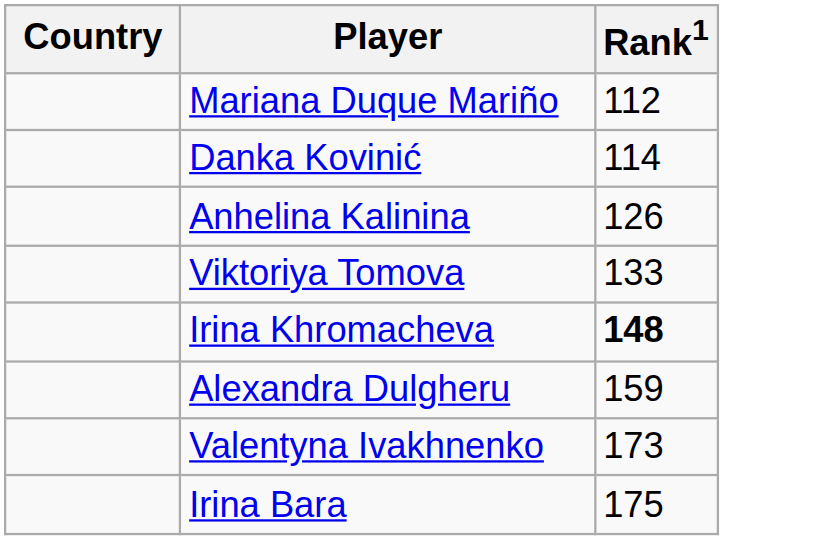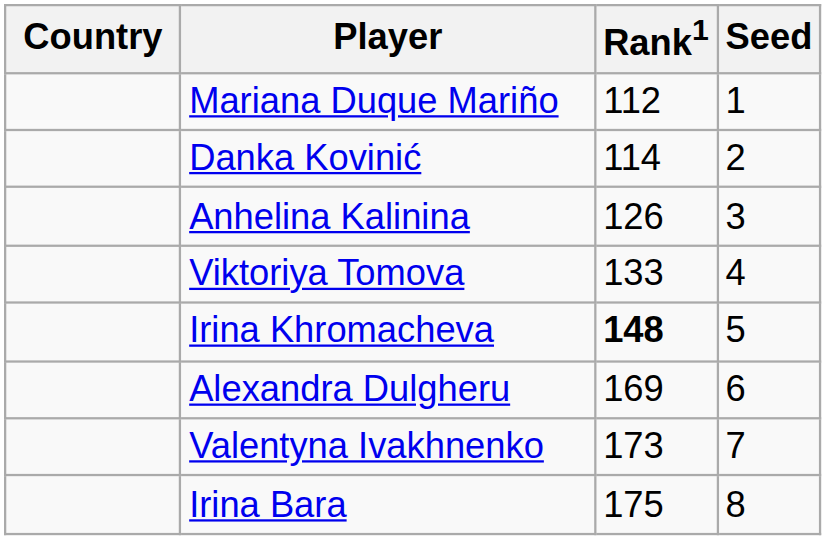+ column: (769, 38)
(633, 388) 159 -> (633, 388) 169
